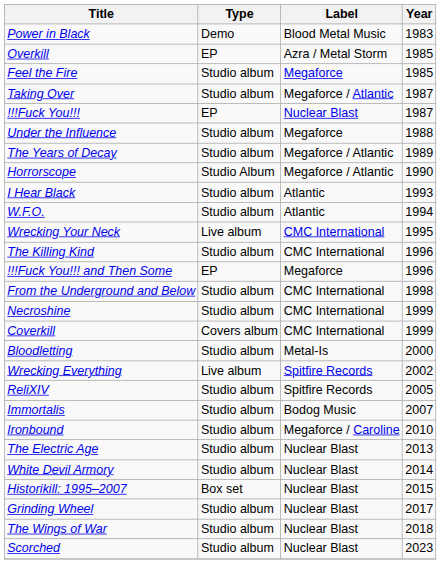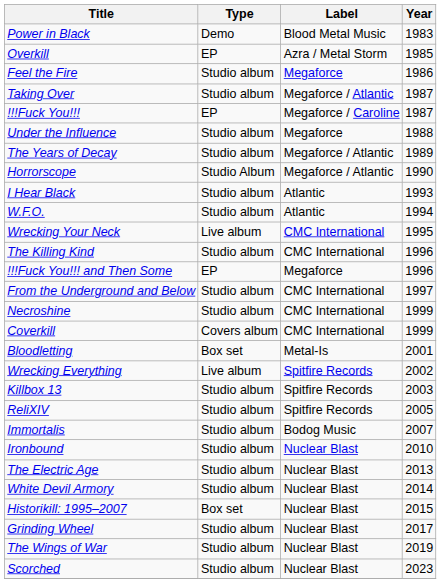(419, 73) 1985 -> (419, 73) 1986
(321, 113) Nuclear Blast -> (342, 113) Megaforce / Caroline
(419, 291) 1998 -> (419, 291) 1997
(237, 350) Studio album -> (222, 350) Box set
(419, 350) 2000 -> (419, 350) 2001
+ row: (34, 390)
(342, 430) Megaforce / Caroline -> (321, 449) Nuclear Blast
(419, 529) 2018 -> (419, 548) 2019
